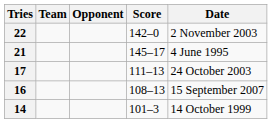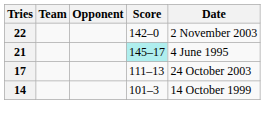(147, 52) no background -> (147, 52) paleturquoise background
- row: (20, 90)
